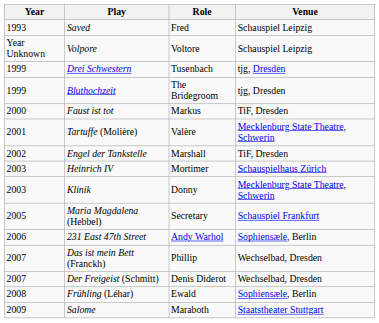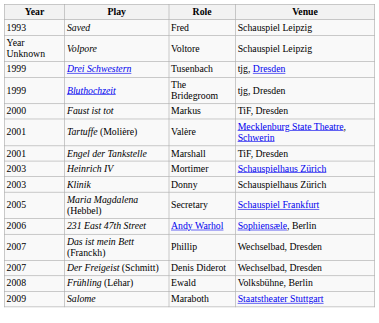(16, 153) 2002 -> (16, 153) 2001
(292, 189) Mecklenburg State Theatre, Schwerin -> (282, 184) Schauspielhaus Zürich
(277, 294) Sophiensæle, Berlin -> (275, 283) Volksbühne, Berlin
